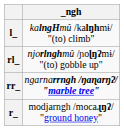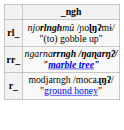- row: (13, 33)
